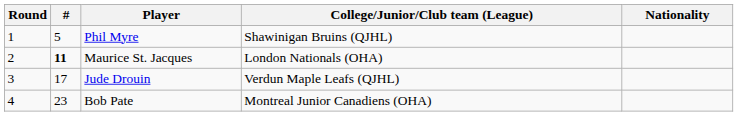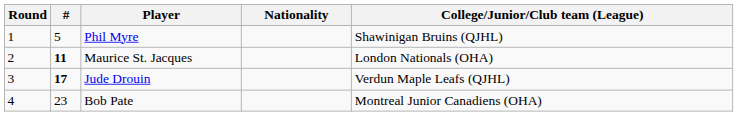columns swapped: (677, 15) <-> (432, 15)
(61, 79) normal -> (61, 79) bold
